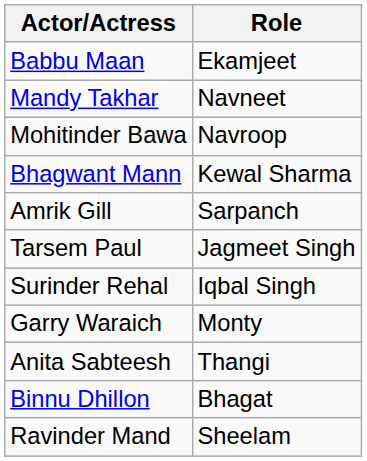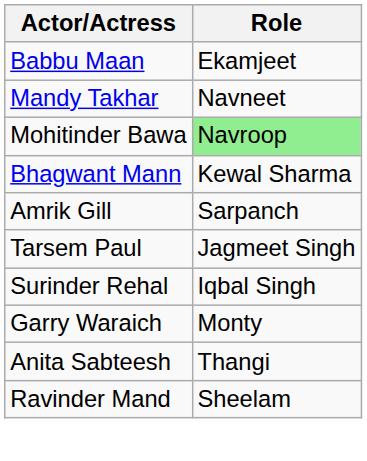(242, 135) no background -> (242, 135) lightgreen background
- row: (80, 398)
